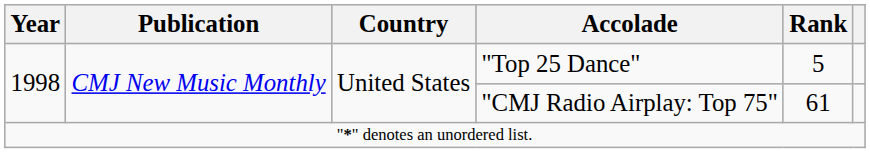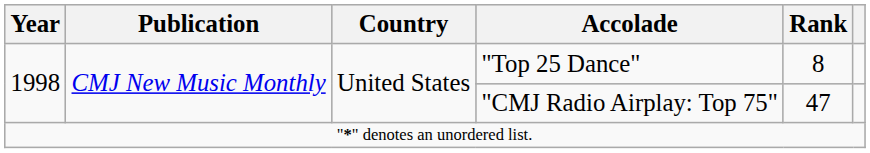(818, 63) 5 -> (818, 63) 8
(818, 102) 61 -> (818, 102) 47
